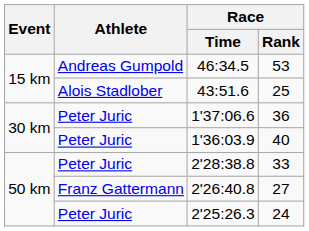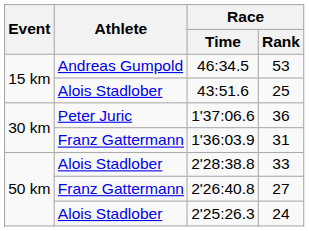(95, 140) Peter Juric -> (121, 140) Franz Gattermann
(281, 140) 40 -> (281, 140) 31
(95, 165) Peter Juric -> (110, 165) Alois Stadlober
(95, 214) Peter Juric -> (110, 214) Alois Stadlober
